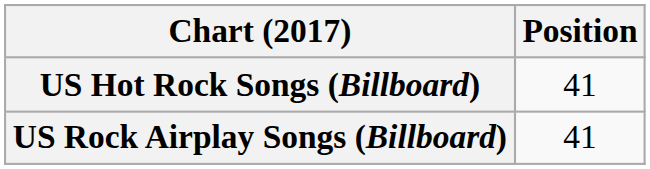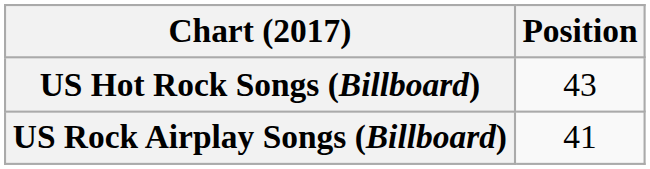(580, 84) 41 -> (580, 84) 43
